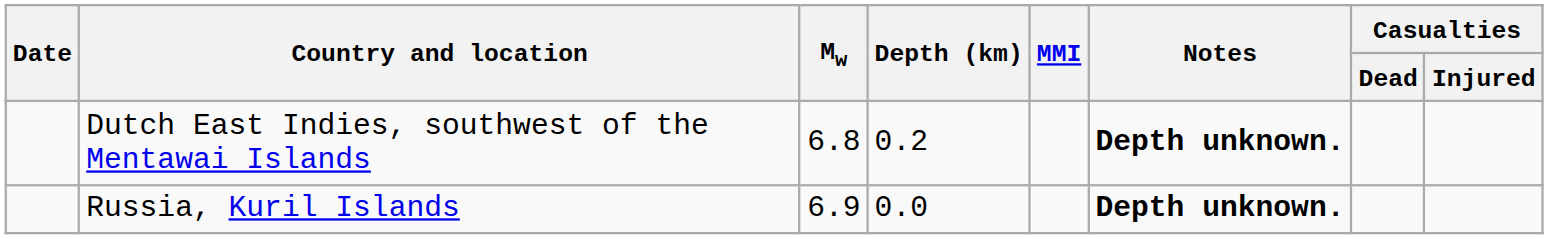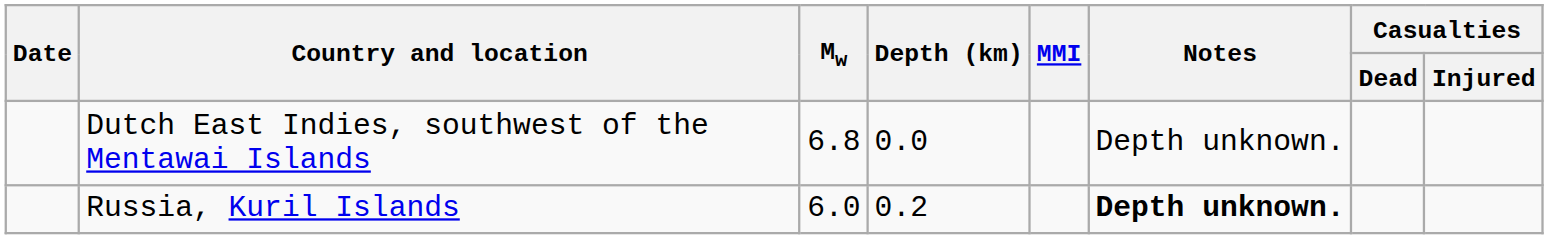(901, 143) 0.2 -> (901, 143) 0.0
(1220, 143) bold -> (1220, 143) normal
(834, 208) 6.9 -> (834, 208) 6.0
(901, 208) 0.0 -> (901, 208) 0.2
